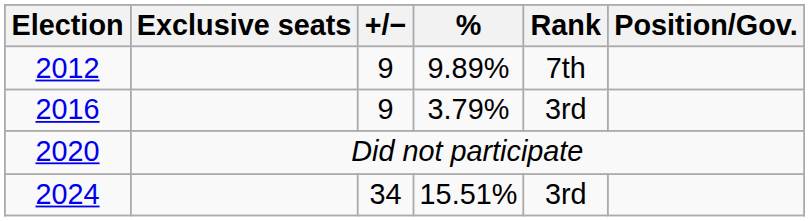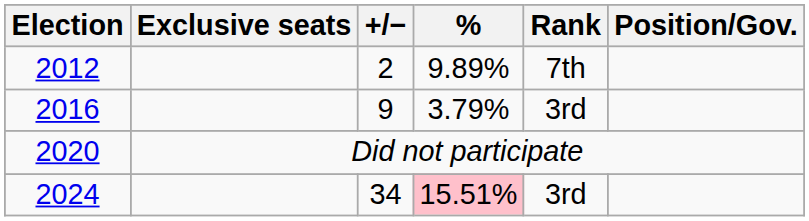(385, 67) 9 -> (385, 67) 2
(468, 193) no background -> (468, 193) pink background
